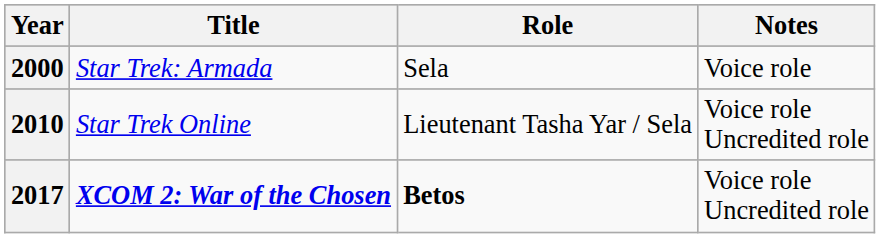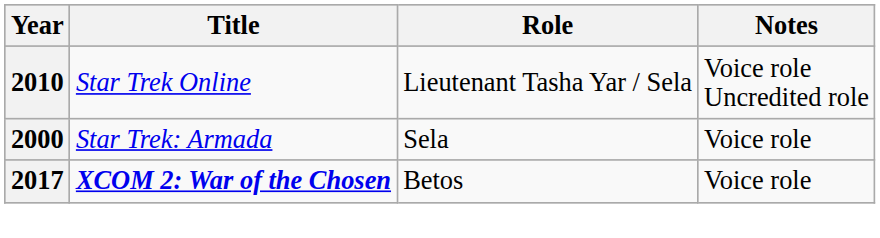rows swapped: (37, 67) <-> (37, 124)
(434, 195) bold -> (433, 180) normal
(787, 195) Voice role Uncredited role -> (758, 180) Voice role
